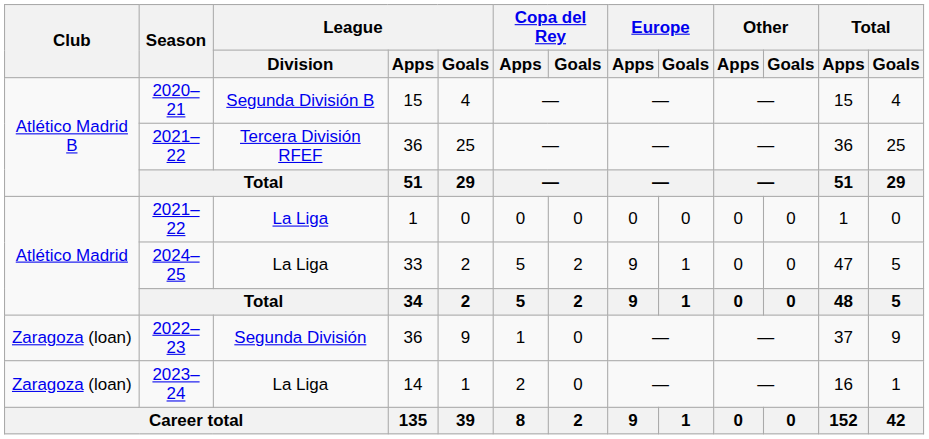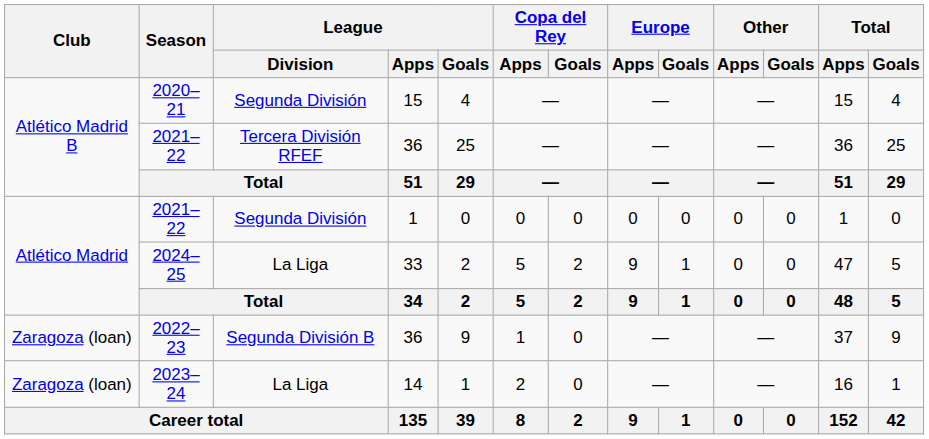(300, 100) Segunda División B -> (300, 100) Segunda División
(300, 219) La Liga -> (300, 219) Segunda División
(300, 338) Segunda División -> (300, 338) Segunda División B
